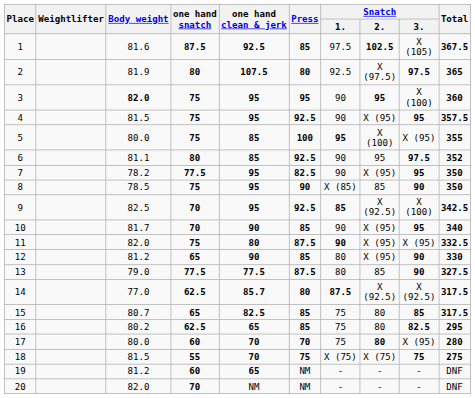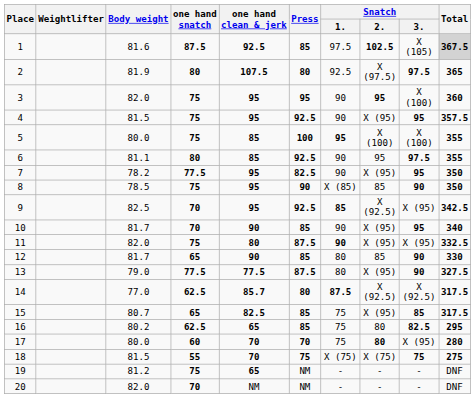(455, 47) no background -> (455, 47) lightgrey background
(138, 97) bold -> (138, 97) normal
(419, 138) X (95) -> (419, 138) X (100)
(455, 158) 352 -> (455, 158) 355
(419, 207) X (100) -> (419, 207) X (95)
(138, 257) 81.2 -> (138, 257) 81.7
(380, 257) X (95) -> (380, 257) 85
(380, 272) 85 -> (380, 272) X (95)
(380, 312) 80 -> (380, 312) X (95)
(195, 371) 60 -> (195, 371) 75
